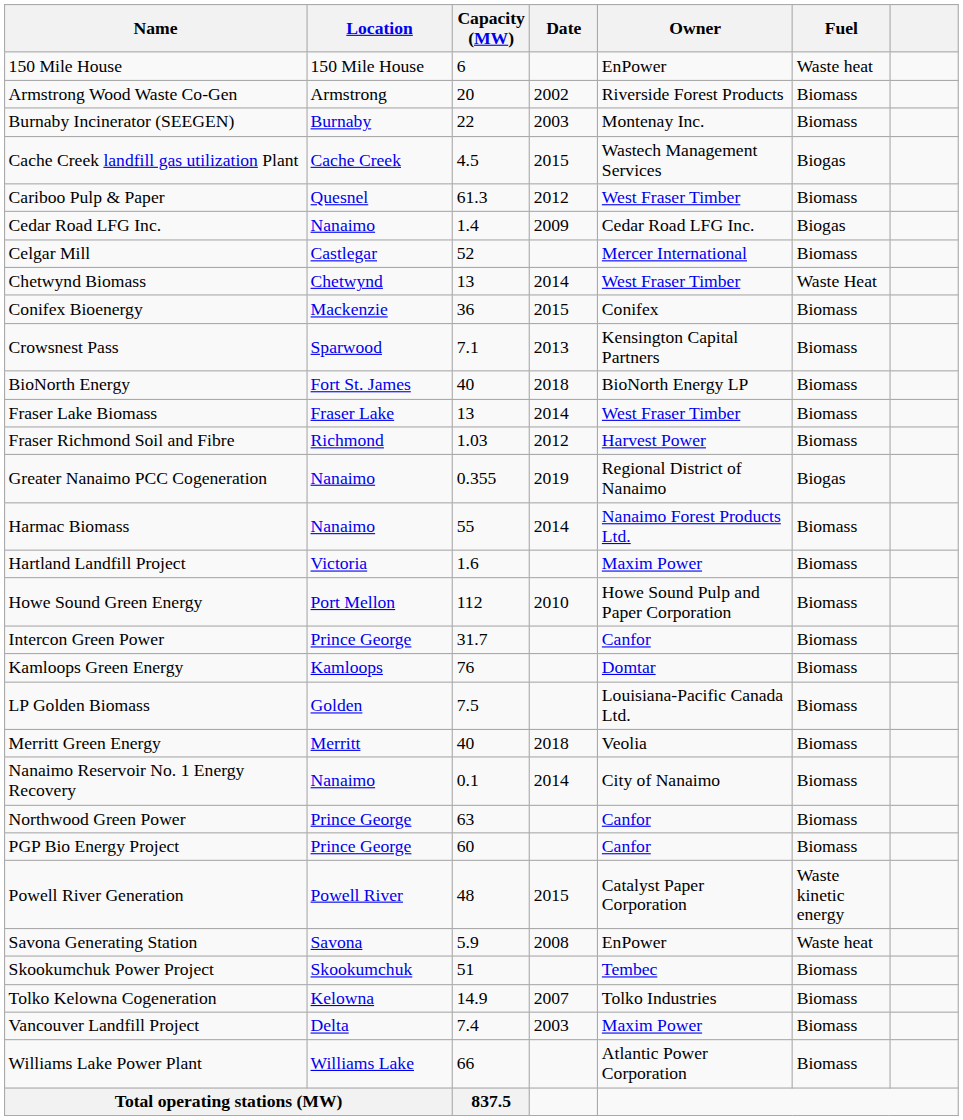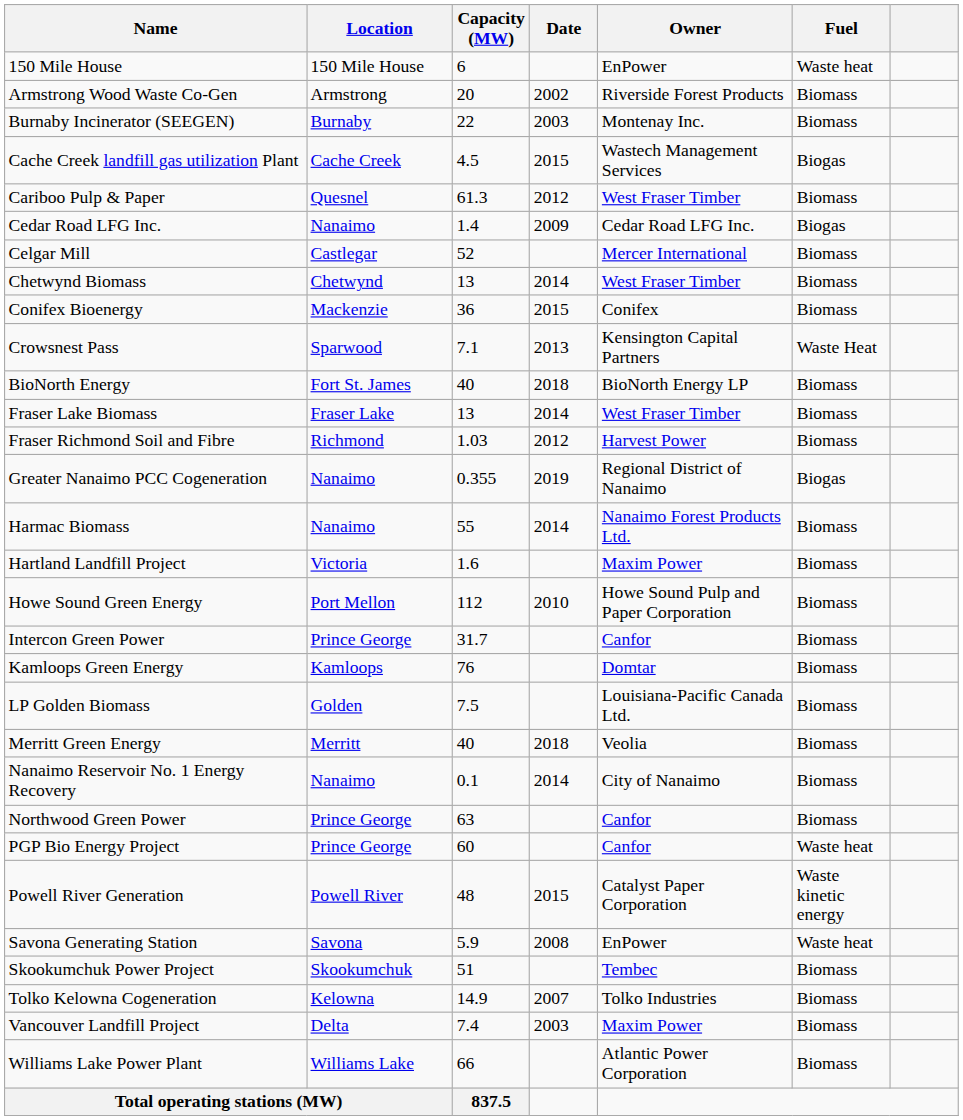(837, 281) Waste Heat -> (827, 281) Biomass
(827, 347) Biomass -> (837, 347) Waste Heat
(827, 846) Biomass -> (835, 846) Waste heat
